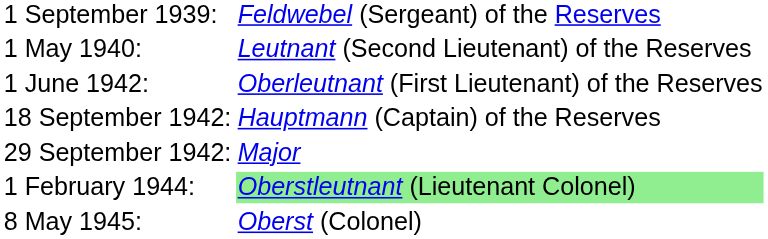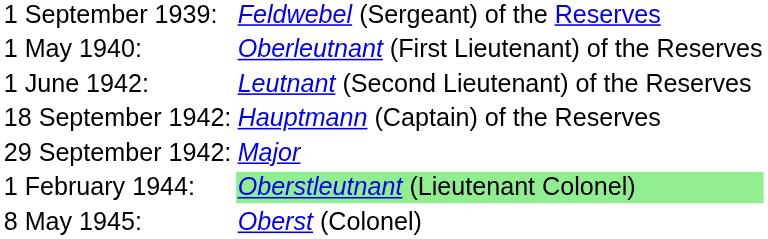(495, 49) Leutnant (Second Lieutenant) of the Reserves -> (500, 49) Oberleutnant (First Lieutenant) of the Reserves
(500, 83) Oberleutnant (First Lieutenant) of the Reserves -> (495, 83) Leutnant (Second Lieutenant) of the Reserves
